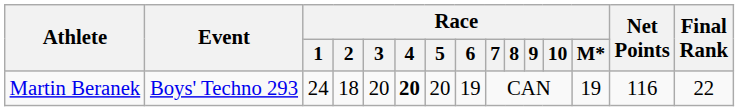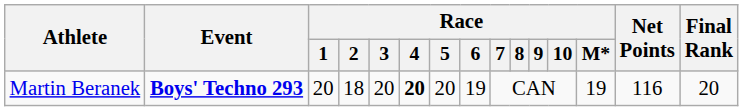(224, 88) normal -> (227, 88) bold
(318, 88) 24 -> (323, 88) 20
(704, 88) 22 -> (709, 88) 20
